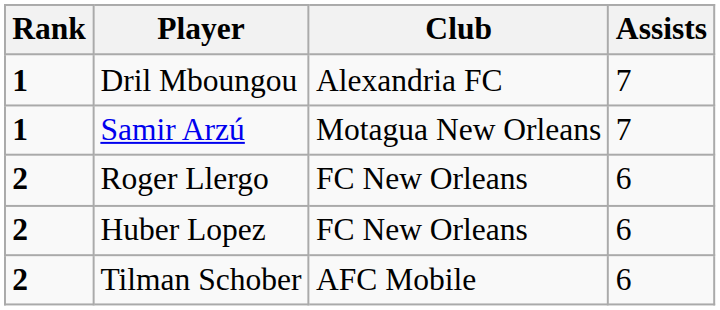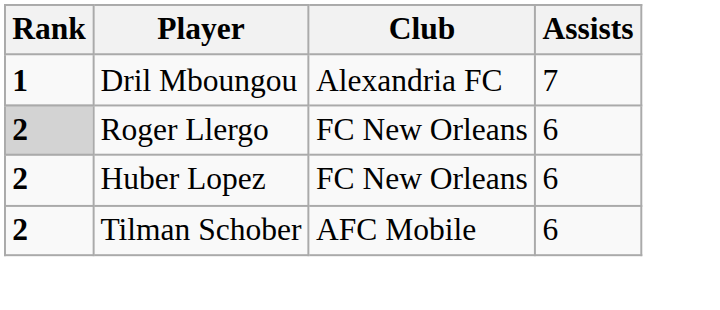- row: (173, 129)
(20, 179) no background -> (20, 129) lightgrey background
